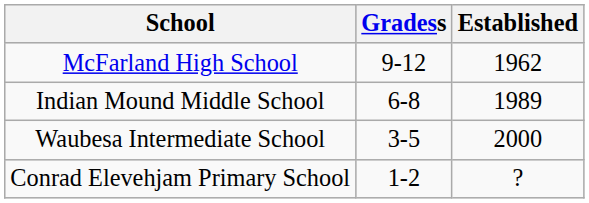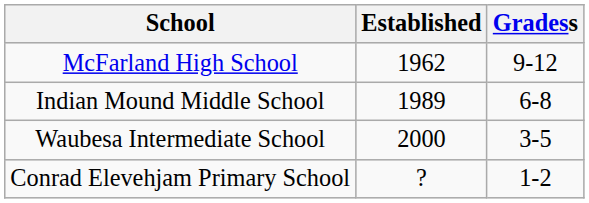columns swapped: (404, 23) <-> (518, 23)
